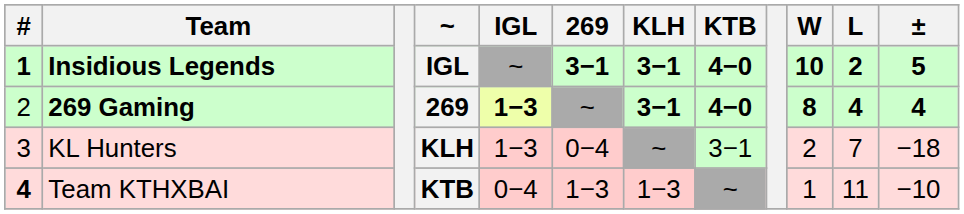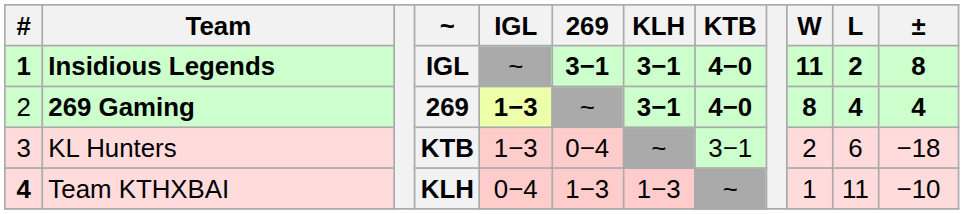(809, 66) 10 -> (809, 66) 11
(918, 66) 5 -> (918, 66) 8
(447, 148) KLH -> (447, 148) KTB
(855, 148) 7 -> (855, 148) 6
(447, 189) KTB -> (447, 189) KLH
